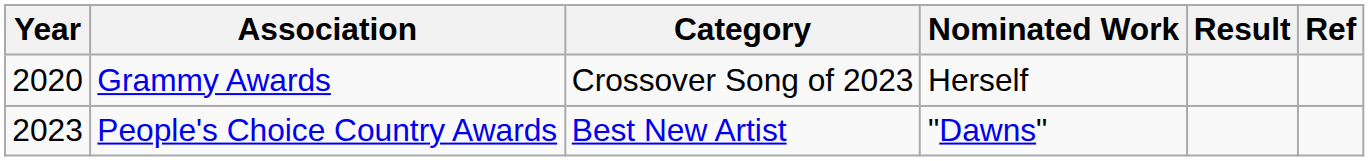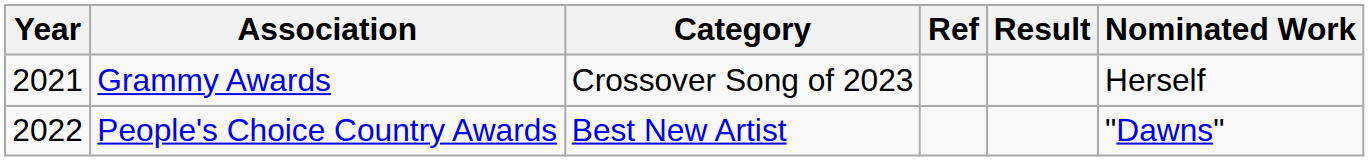columns swapped: (1054, 29) <-> (1331, 29)
(48, 79) 2020 -> (48, 79) 2021
(48, 130) 2023 -> (48, 130) 2022
